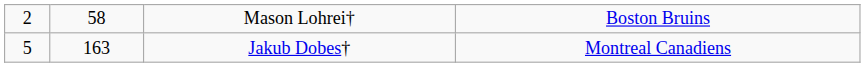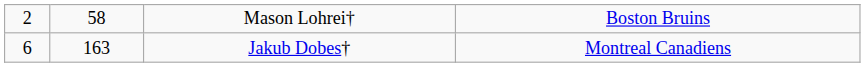(27, 47) 5 -> (27, 47) 6
